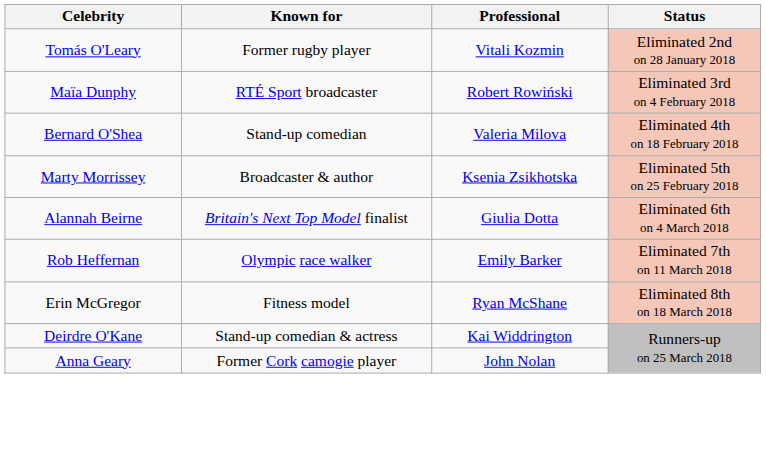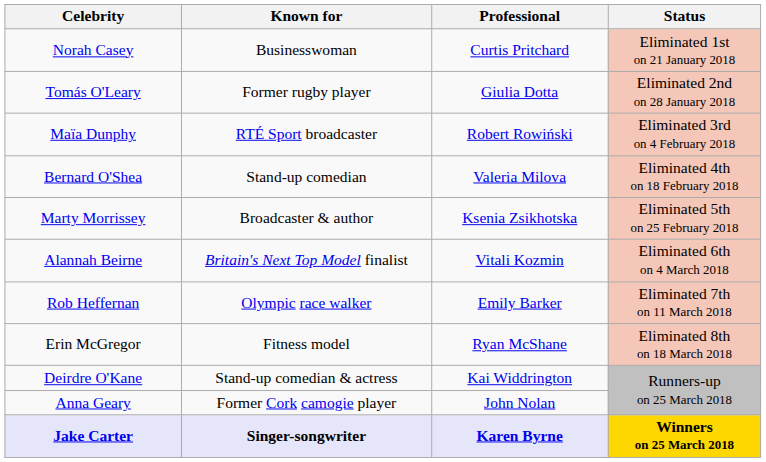+ row: (93, 50)
(520, 50) Vitali Kozmin -> (520, 92) Giulia Dotta
(520, 218) Giulia Dotta -> (520, 260) Vitali Kozmin
+ row: (93, 435)
